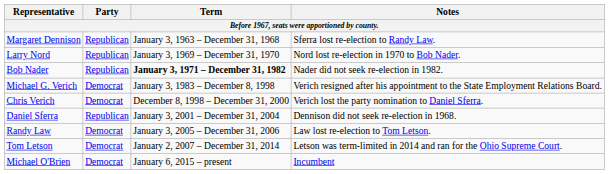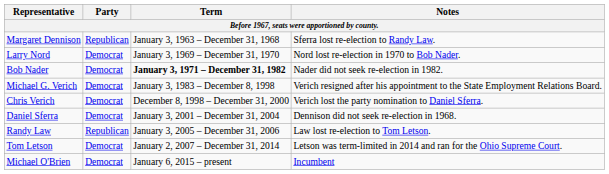(107, 55) Republican -> (104, 55) Democrat
(107, 70) Republican -> (104, 70) Democrat
(107, 116) Republican -> (104, 116) Democrat
(104, 131) Democrat -> (107, 131) Republican
